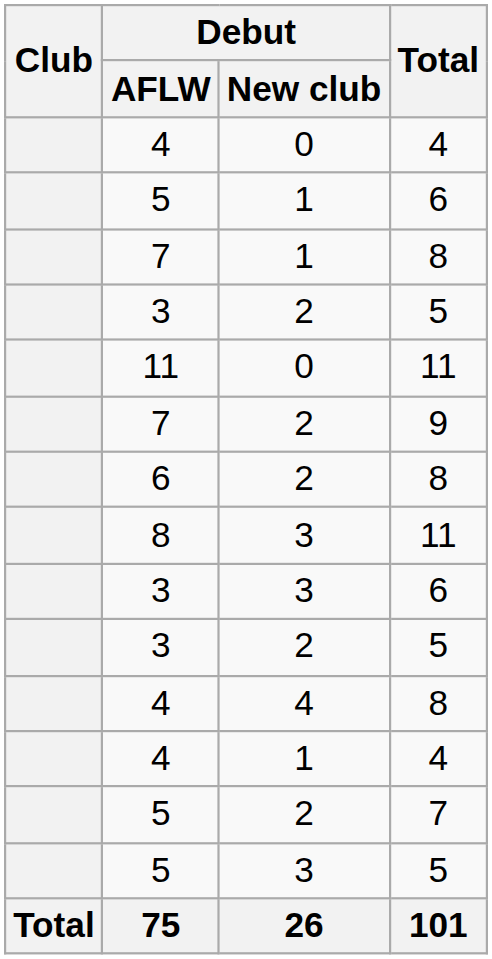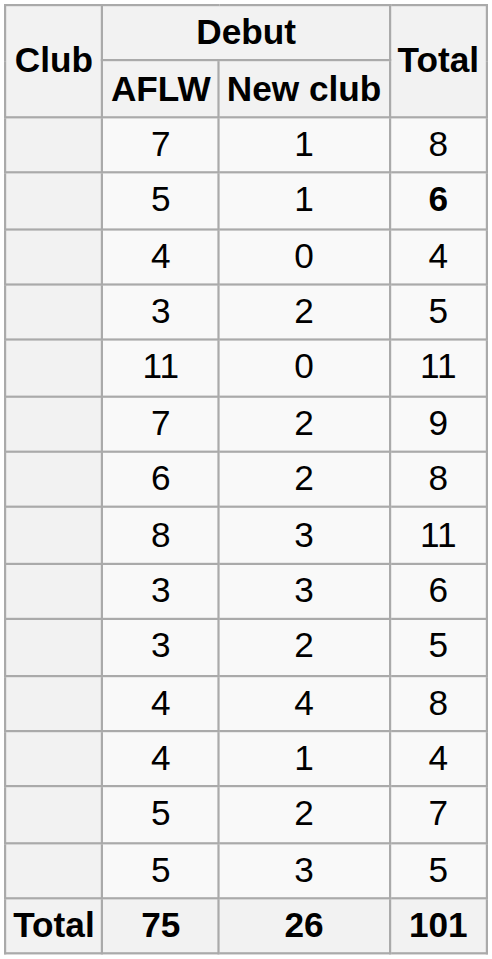rows swapped: (161, 144) <-> (161, 255)
(438, 199) normal -> (438, 199) bold
